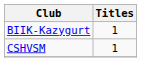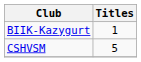(115, 48) 1 -> (115, 48) 5
